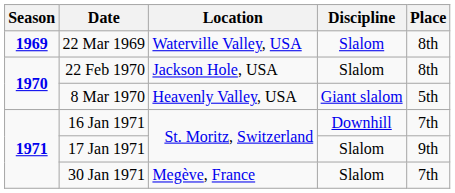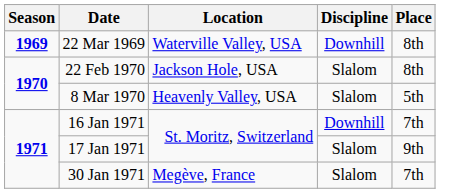(362, 44) Slalom -> (354, 44) Downhill
(362, 96) Giant slalom -> (354, 96) Slalom
